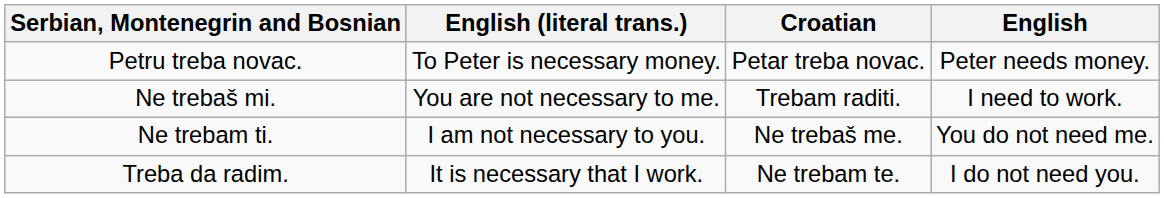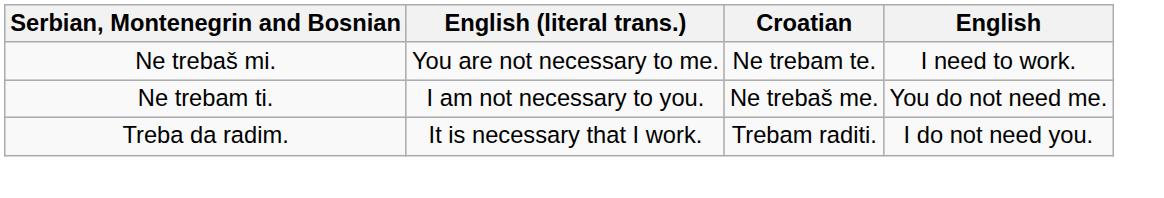- row: (206, 60)
(828, 98) Trebam raditi. -> (804, 60) Ne trebam te.
(828, 173) Ne trebam te. -> (804, 135) Trebam raditi.
